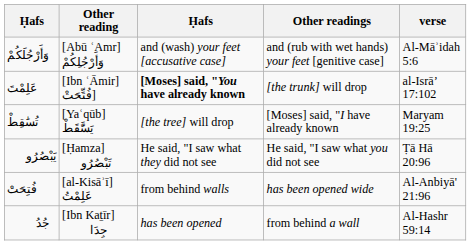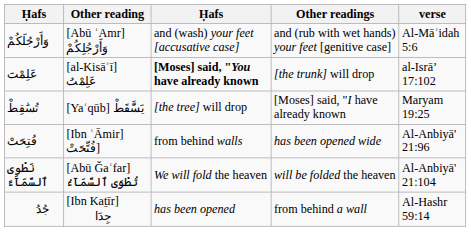(91, 88) [Ibn ʿĀmir] فُتِّحَتْ] -> (92, 74) [al-Kisāʾī] عَلِمْتُ
- row: (32, 155)
(87, 189) [al-Kisāʾī] عَلِمْتُ -> (95, 141) [Ibn ʿĀmir] فُتِّحَتْ]
+ row: (28, 175)
